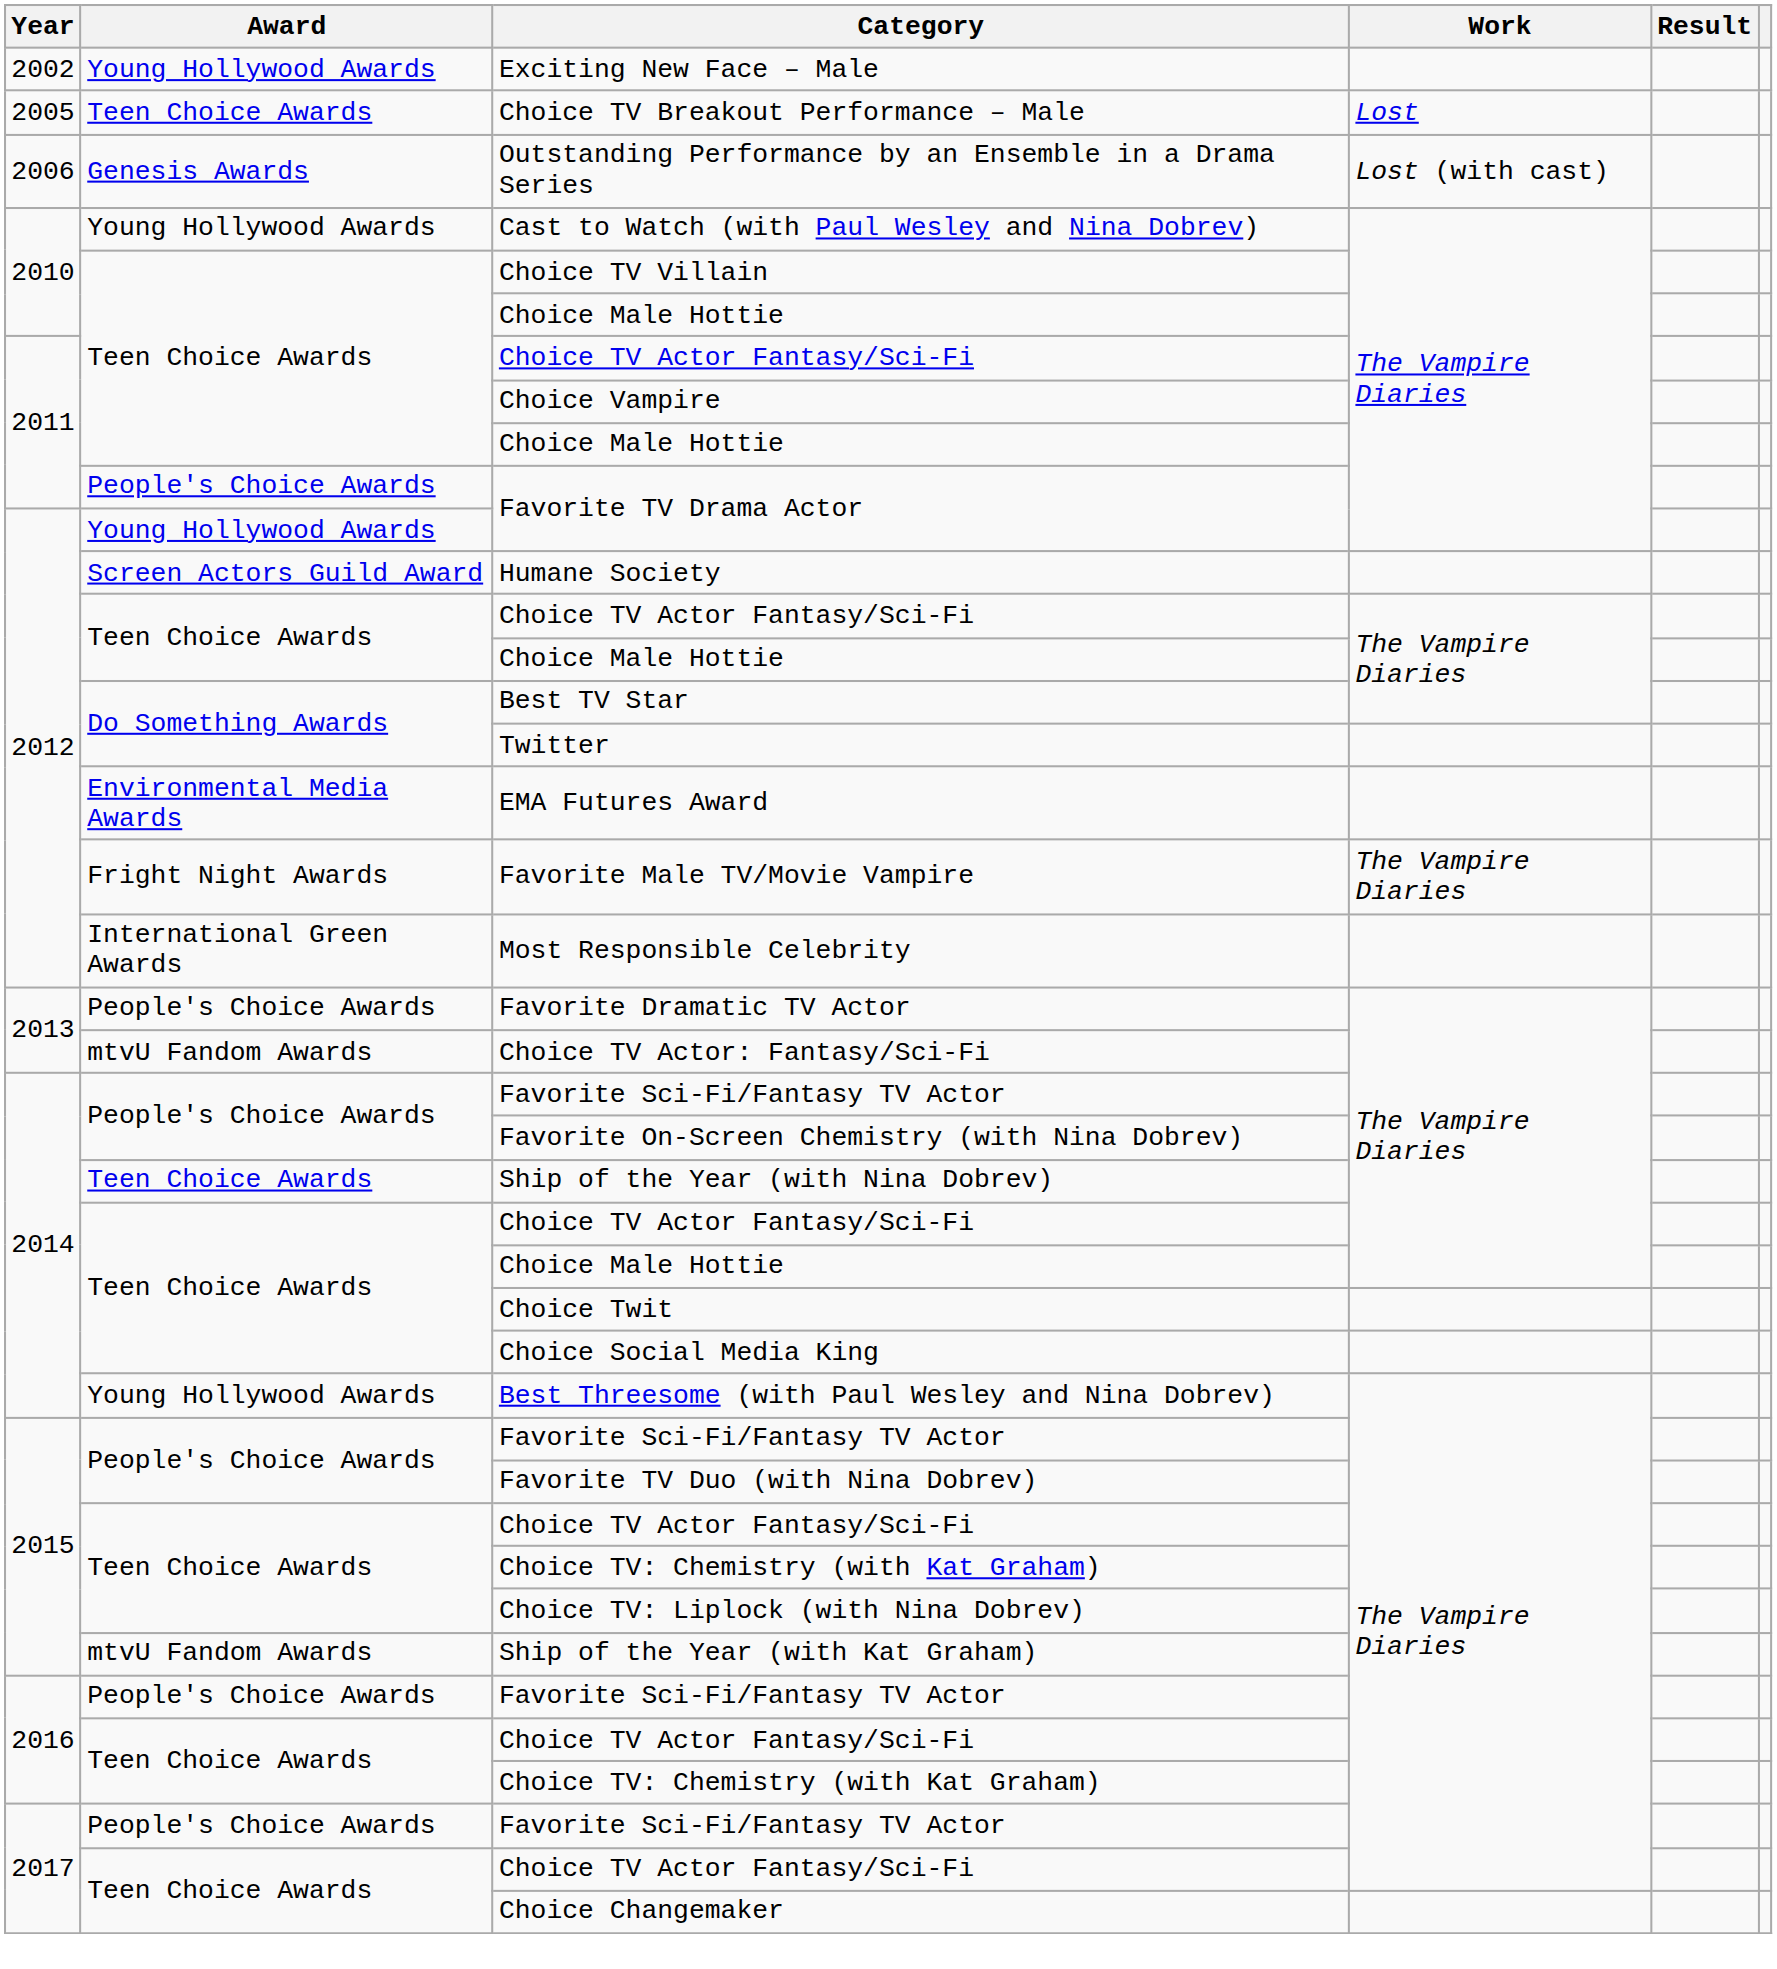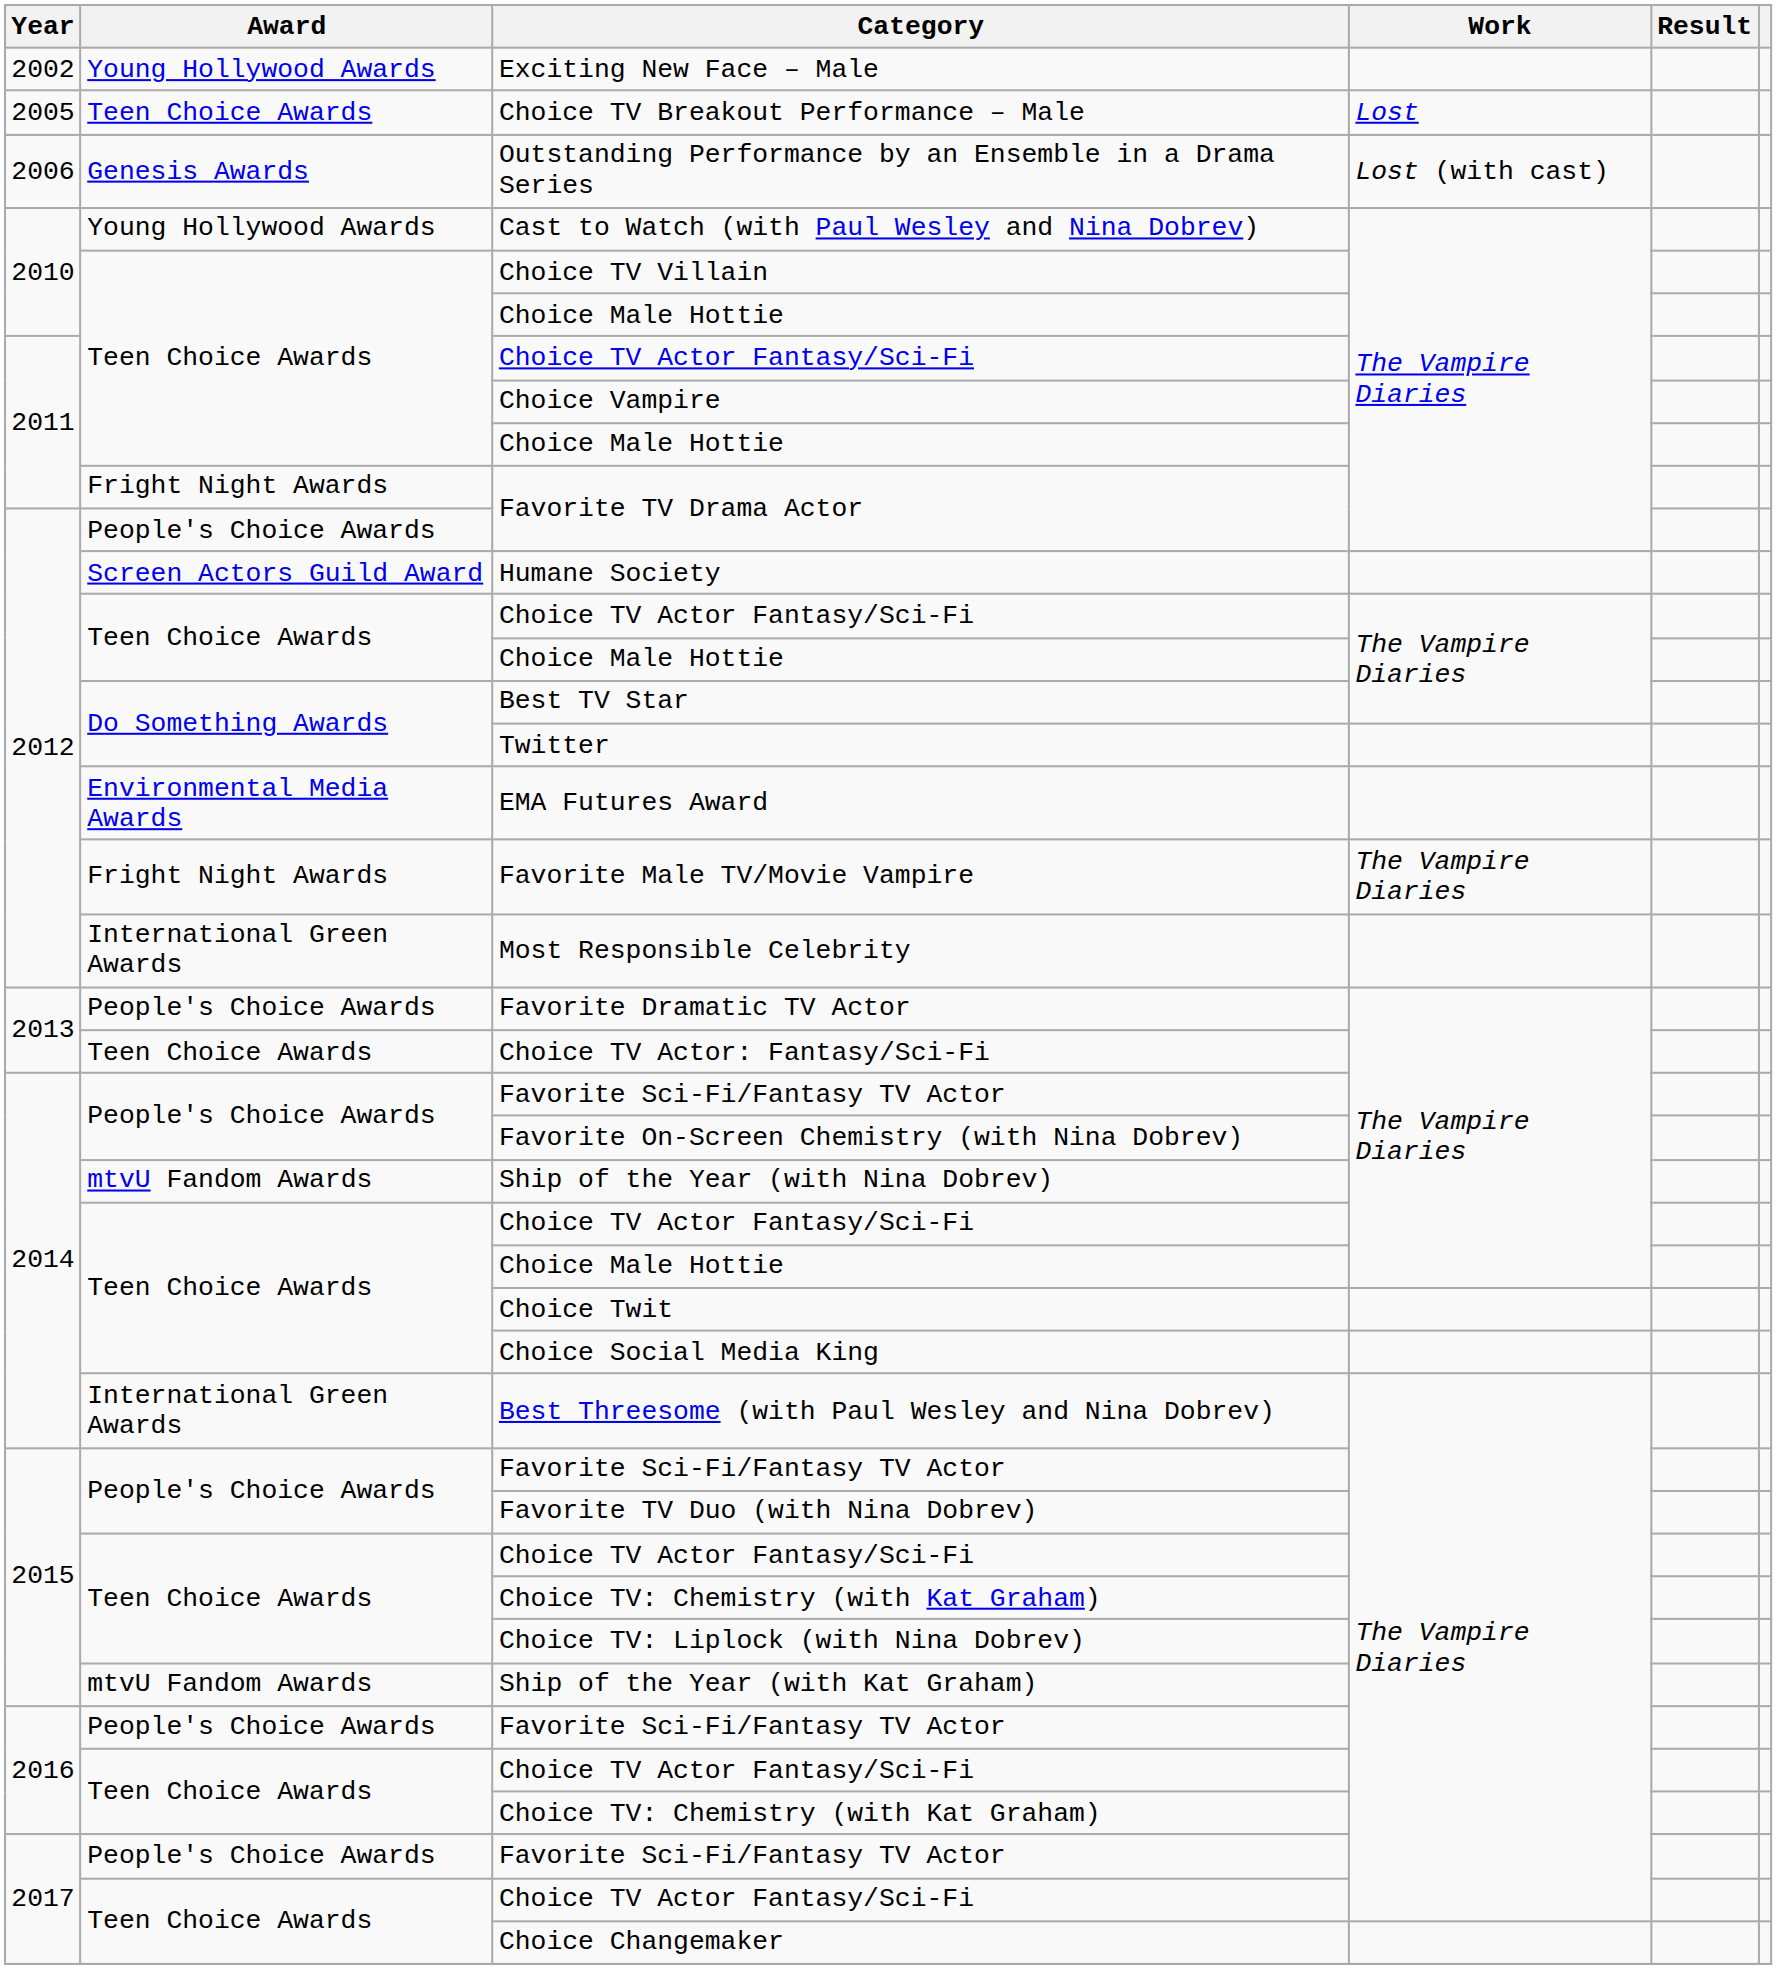(261, 487) People's Choice Awards -> (238, 487) Fright Night Awards
(261, 530) Young Hollywood Awards -> (261, 530) People's Choice Awards
(230, 1052) mtvU Fandom Awards -> (230, 1052) Teen Choice Awards
(230, 1181) Teen Choice Awards -> (230, 1181) mtvU Fandom Awards
(261, 1396) Young Hollywood Awards -> (238, 1411) International Green Awards
